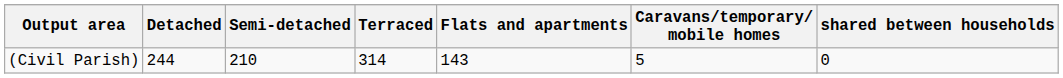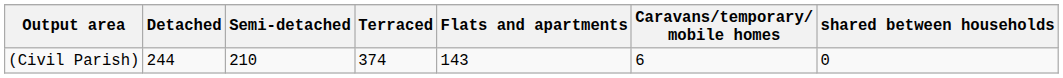(372, 61) 314 -> (372, 61) 374
(640, 61) 5 -> (640, 61) 6
